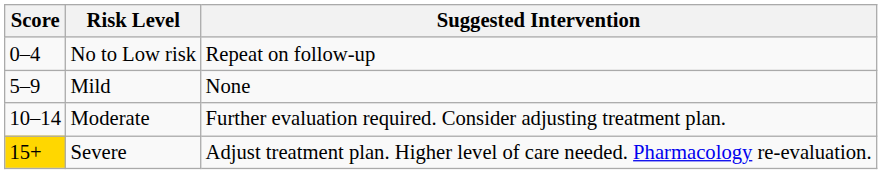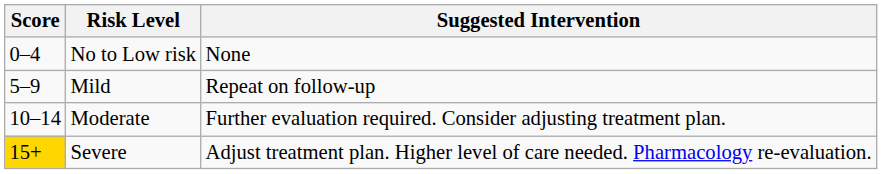(290, 53) Repeat on follow-up -> (228, 53) None
(228, 86) None -> (290, 86) Repeat on follow-up
